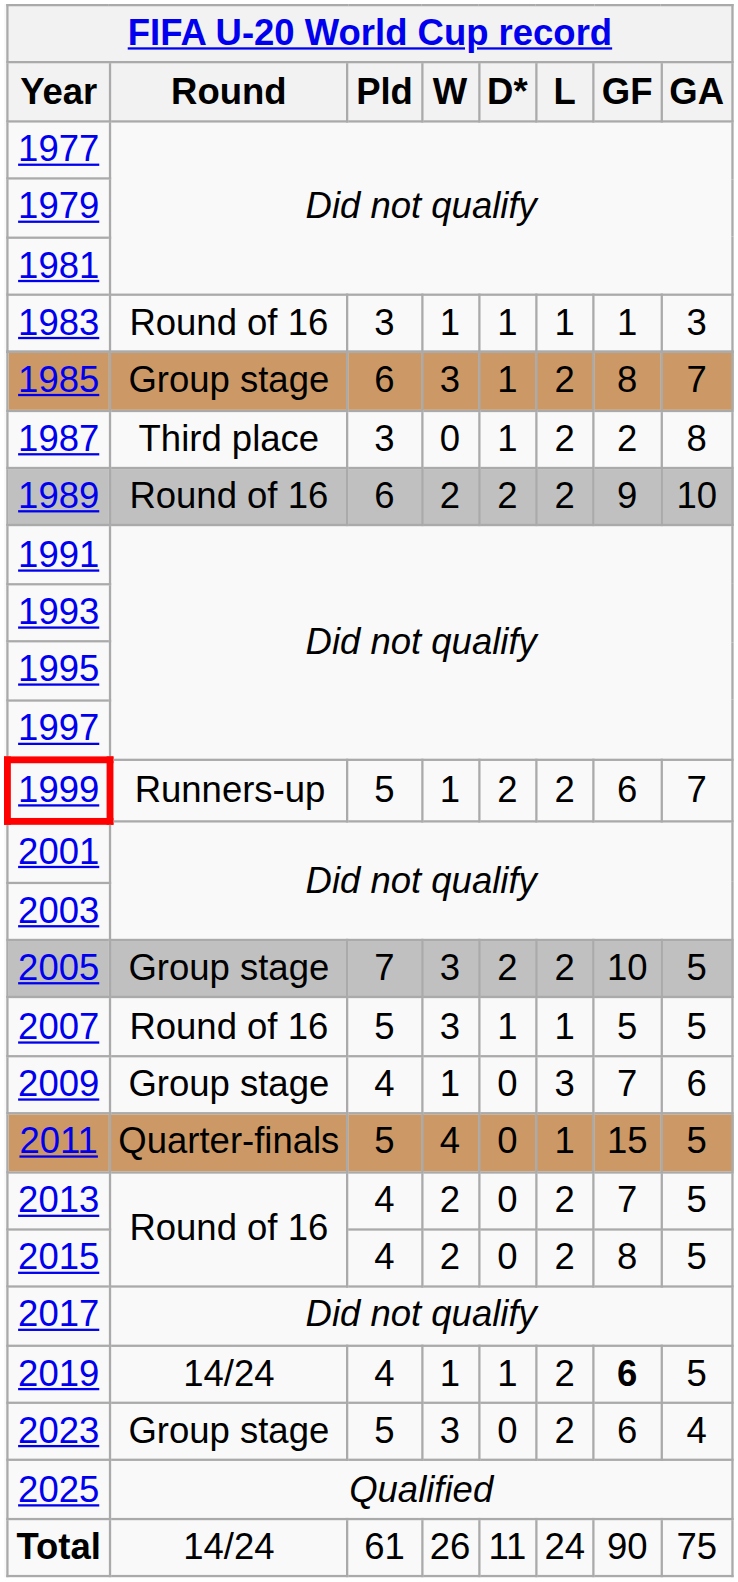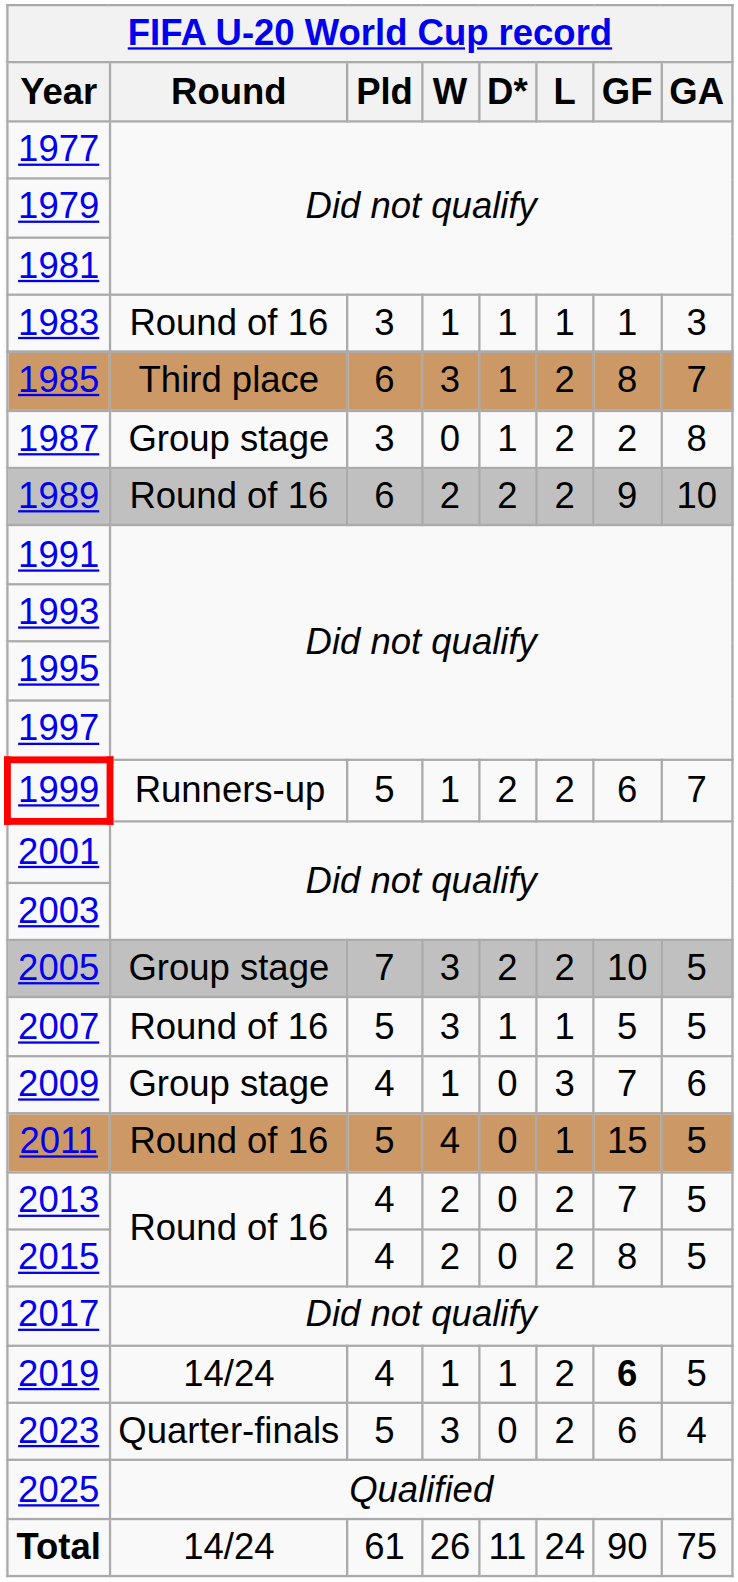(229, 380) Group stage -> (229, 380) Third place
(229, 438) Third place -> (229, 438) Group stage
(229, 1141) Quarter-finals -> (229, 1141) Round of 16
(229, 1431) Group stage -> (229, 1431) Quarter-finals
